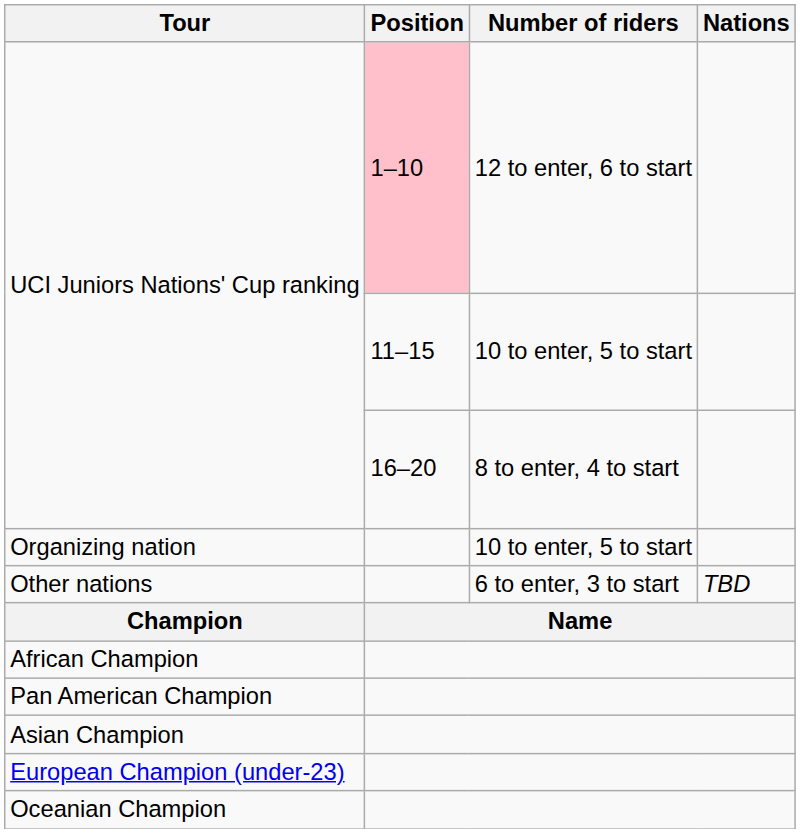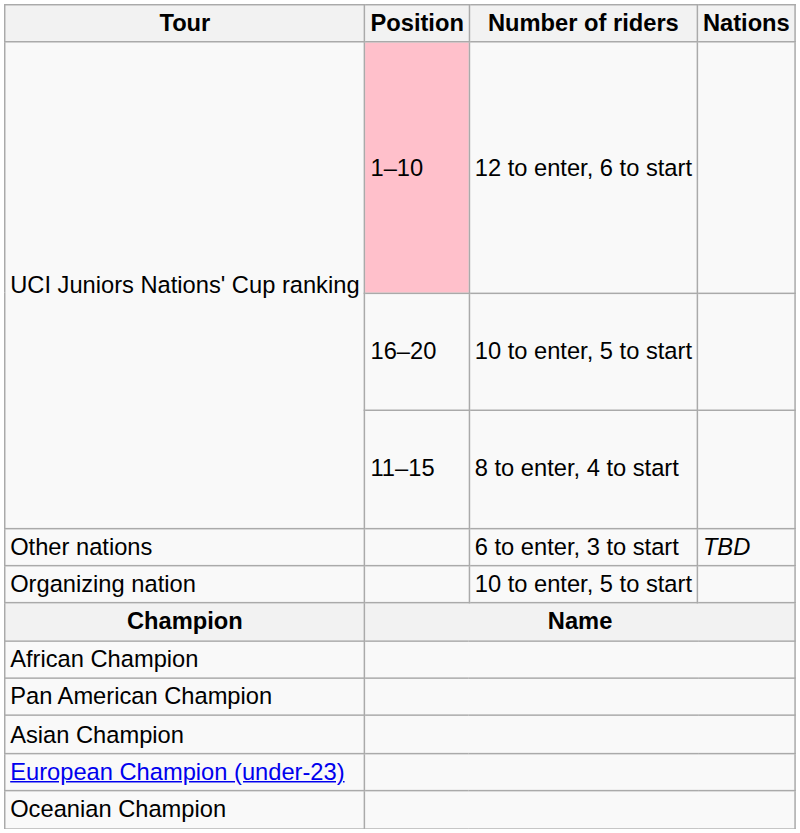(403, 351) 11–15 -> (403, 351) 16–20
(403, 468) 16–20 -> (403, 468) 11–15
rows swapped: (103, 546) <-> (81, 584)
